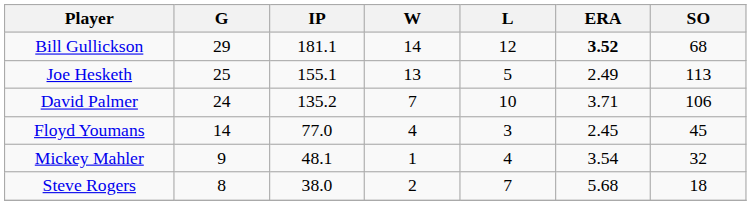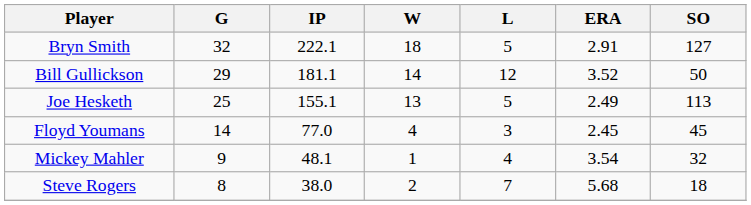+ row: (89, 46)
(603, 46) bold -> (603, 74) normal
(698, 46) 68 -> (698, 74) 50
- row: (89, 102)
